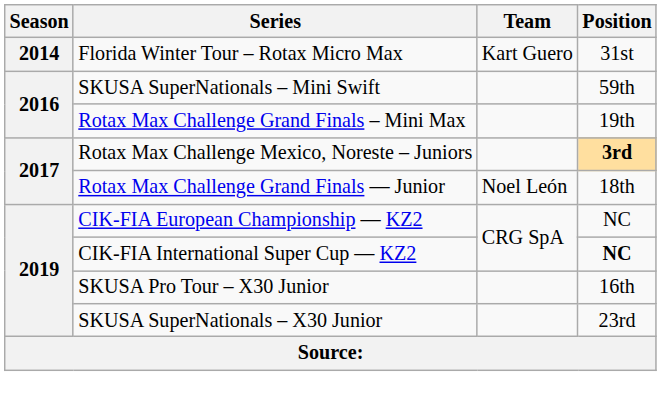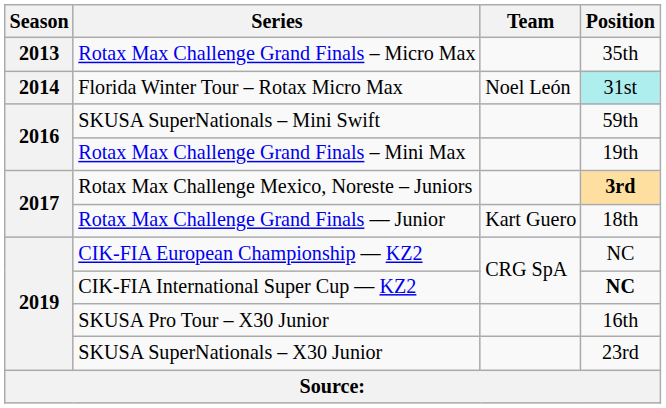+ row: (277, 53)
(527, 53) Kart Guero -> (528, 87) Noel León
(617, 53) no background -> (620, 87) paleturquoise background
(525, 186) Noel León -> (531, 219) Kart Guero
